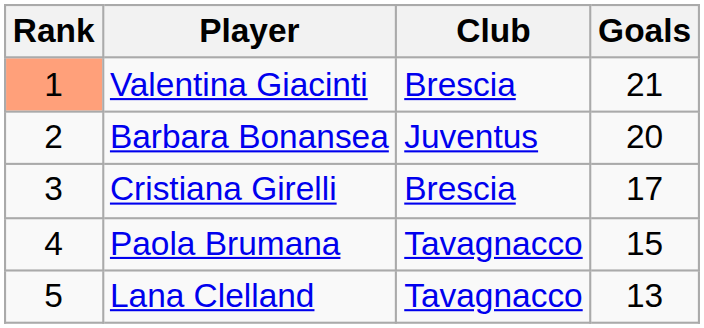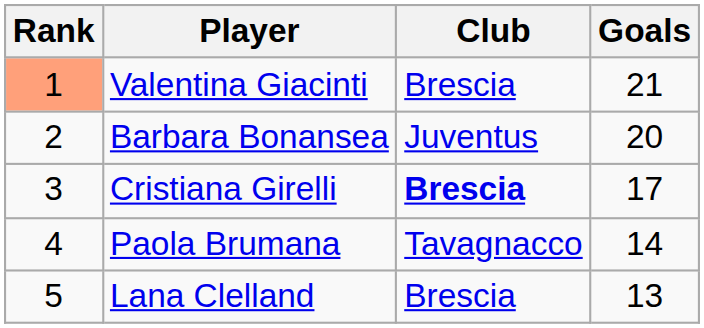(460, 190) normal -> (465, 190) bold
(645, 243) 15 -> (645, 243) 14
(493, 296) Tavagnacco -> (460, 296) Brescia
